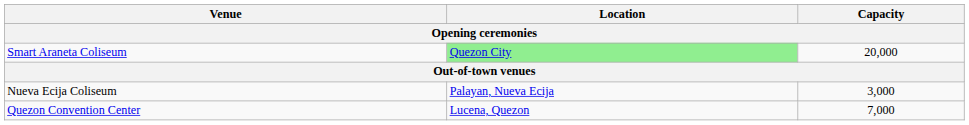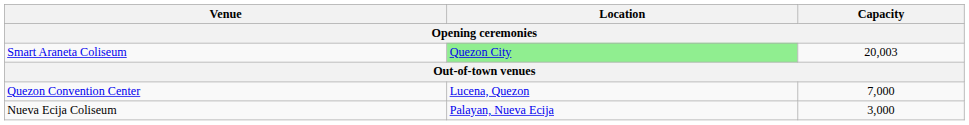(881, 52) 20,000 -> (881, 52) 20,003
rows swapped: (62, 91) <-> (74, 110)
